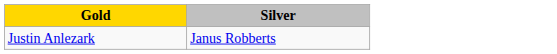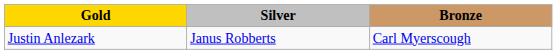+ column: (461, 15)
